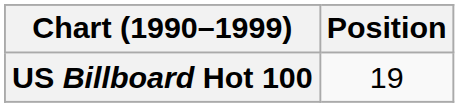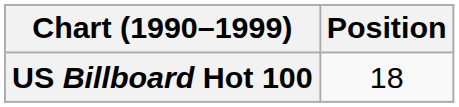(387, 76) 19 -> (387, 76) 18
